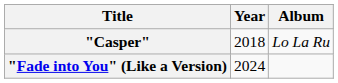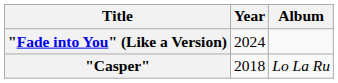rows swapped: (118, 41) <-> (118, 66)
